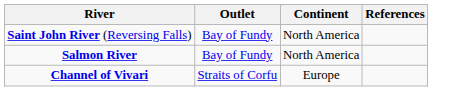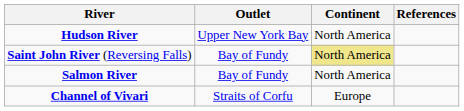+ row: (99, 34)
(321, 34) no background -> (352, 55) khaki background
